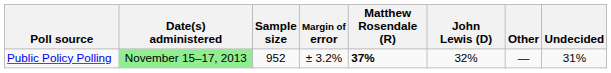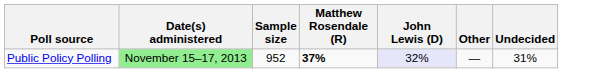- column: (324, 34)
(466, 58) no background -> (417, 58) lavender background
